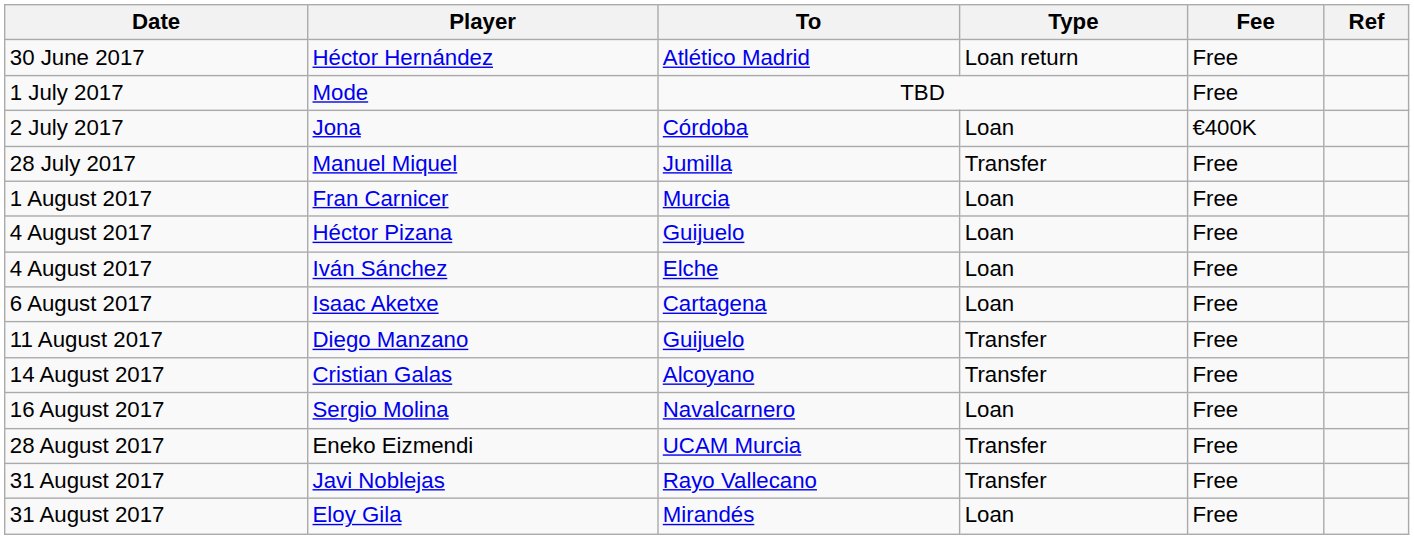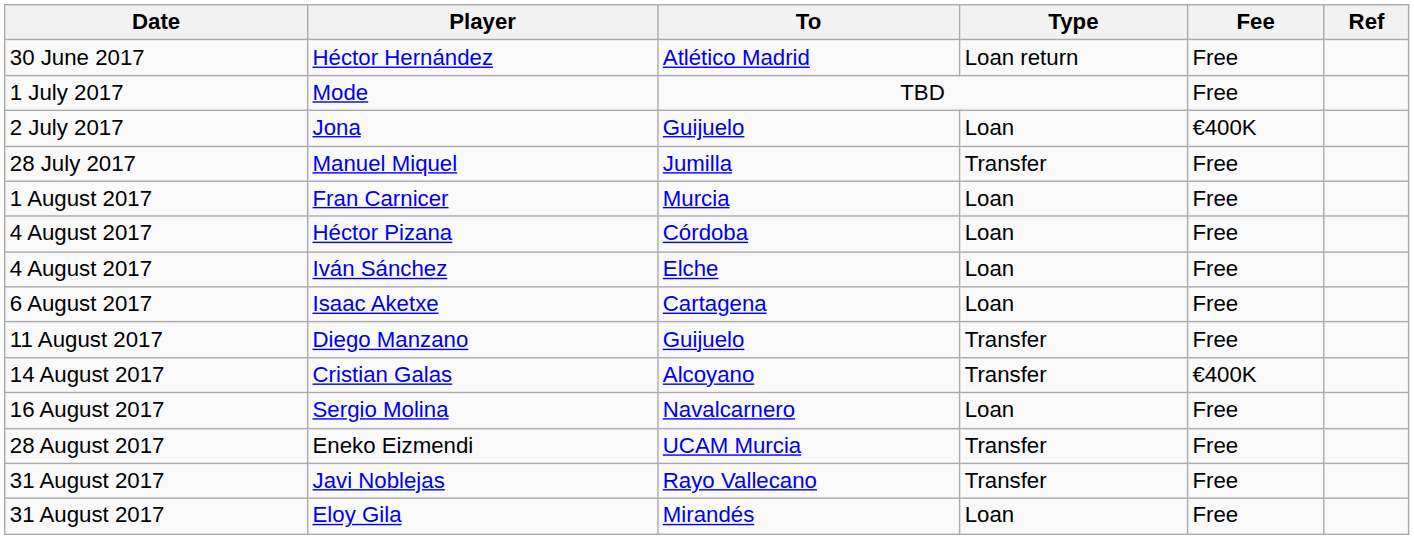(705, 127) Córdoba -> (704, 127) Guijuelo
(704, 233) Guijuelo -> (705, 233) Córdoba
(1215, 374) Free -> (1225, 374) €400K
